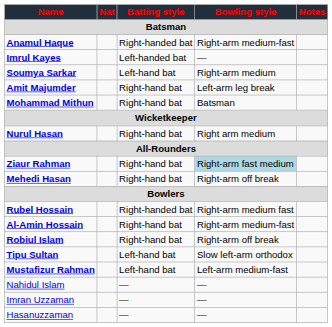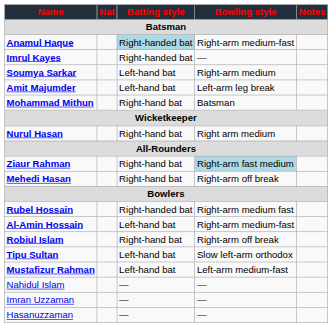(156, 42) no background -> (156, 42) lightblue background
(153, 58) Left-handed bat -> (156, 58) Right-handed bat
(150, 88) Right-hand bat -> (147, 88) Left-hand bat
(150, 224) Right-hand bat -> (147, 224) Left-hand bat
